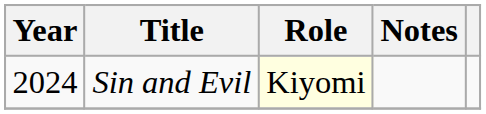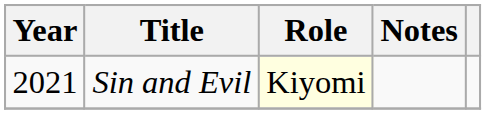(45, 81) 2024 -> (45, 81) 2021
